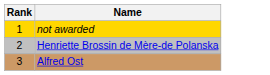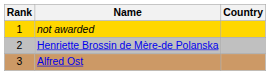+ column: (243, 12)
